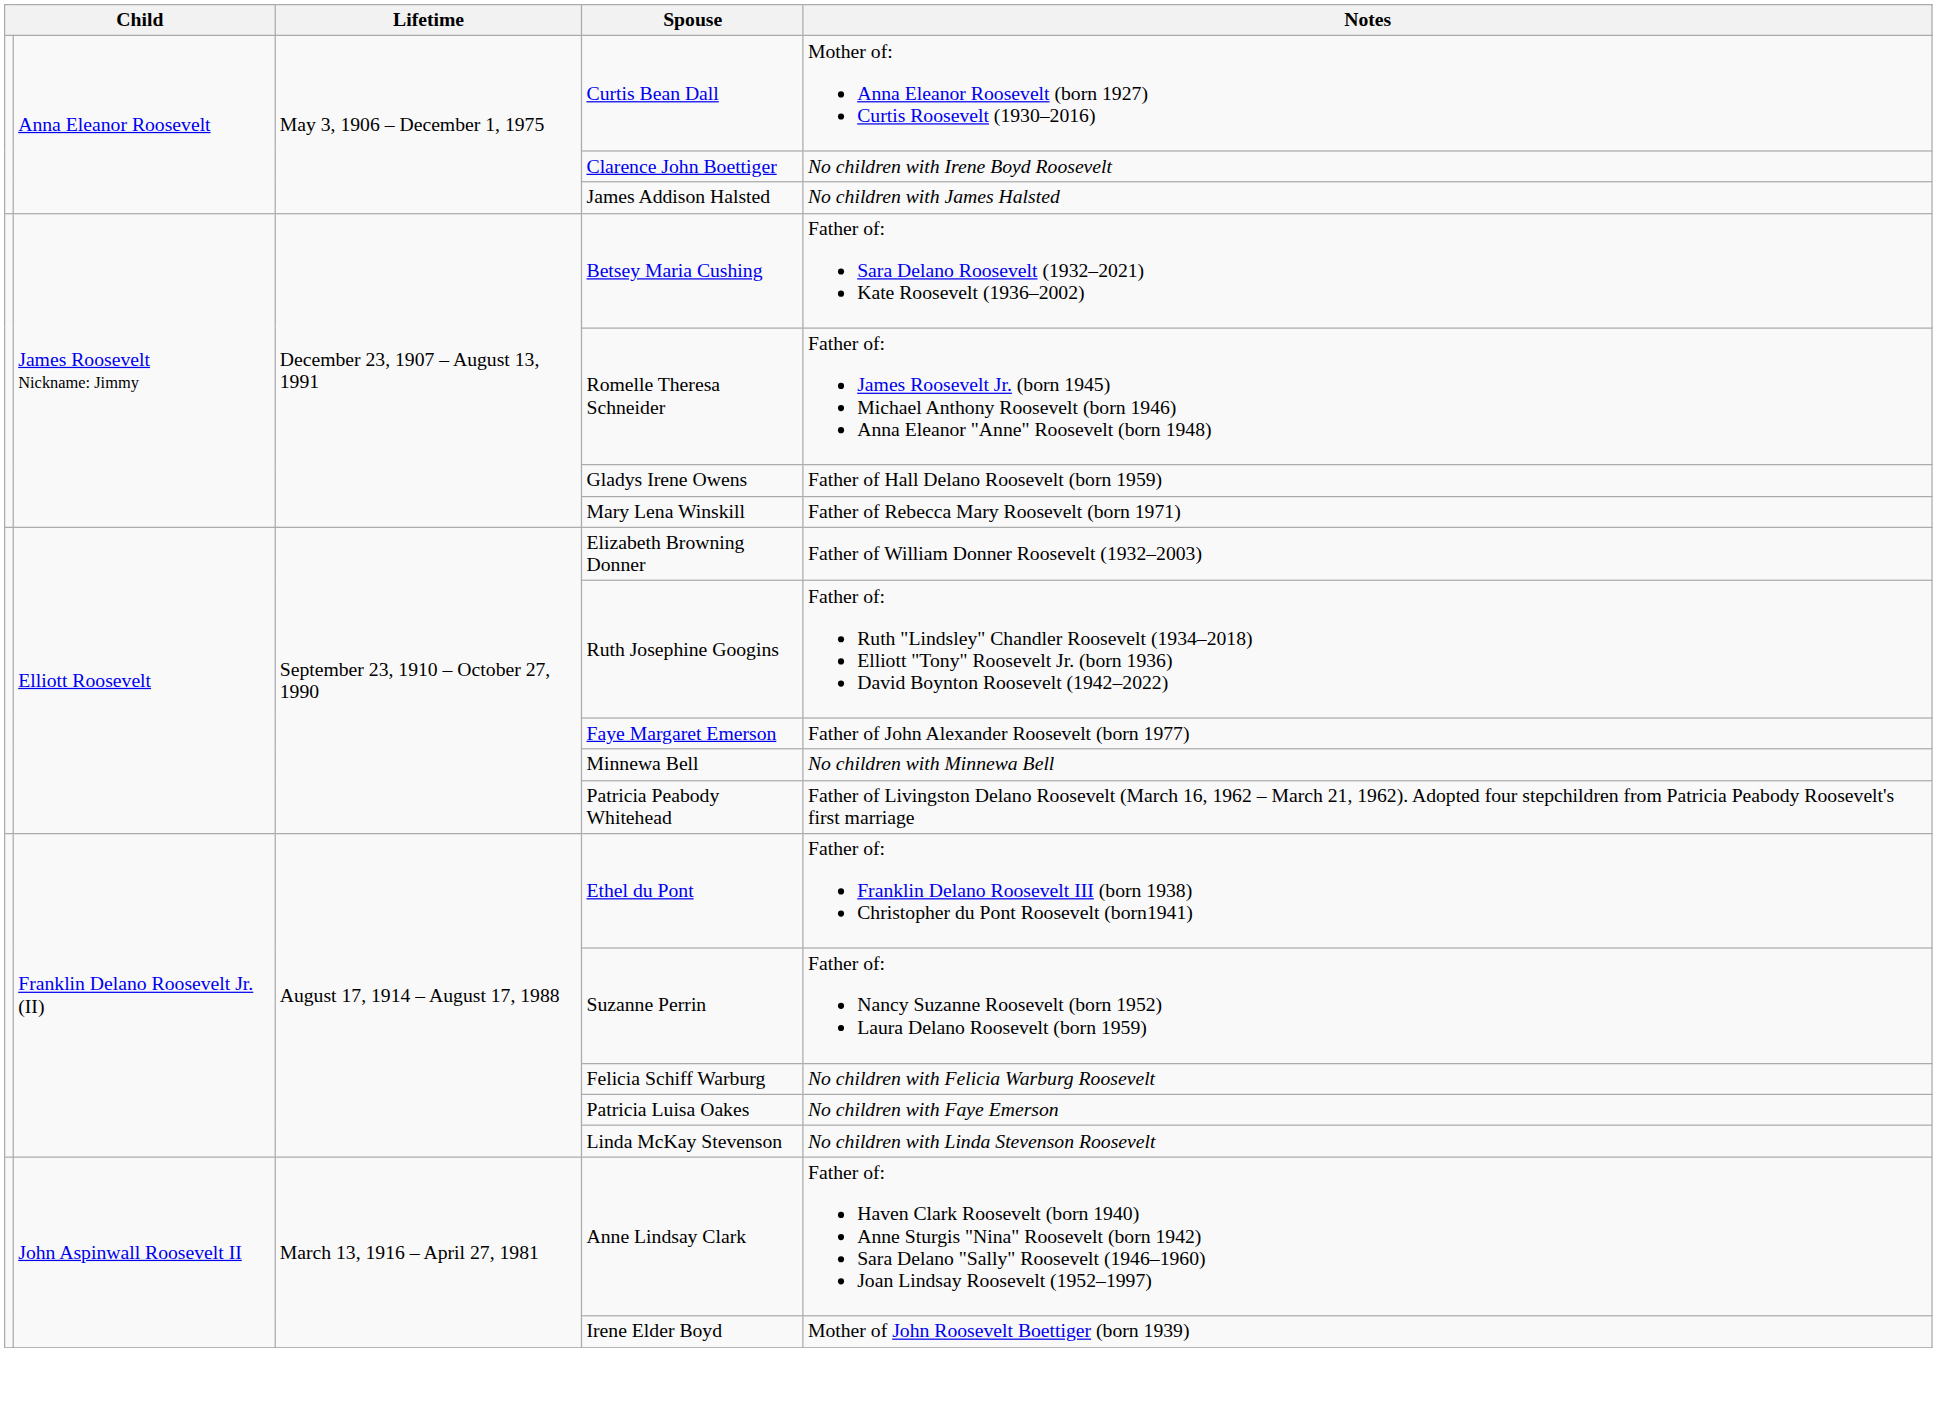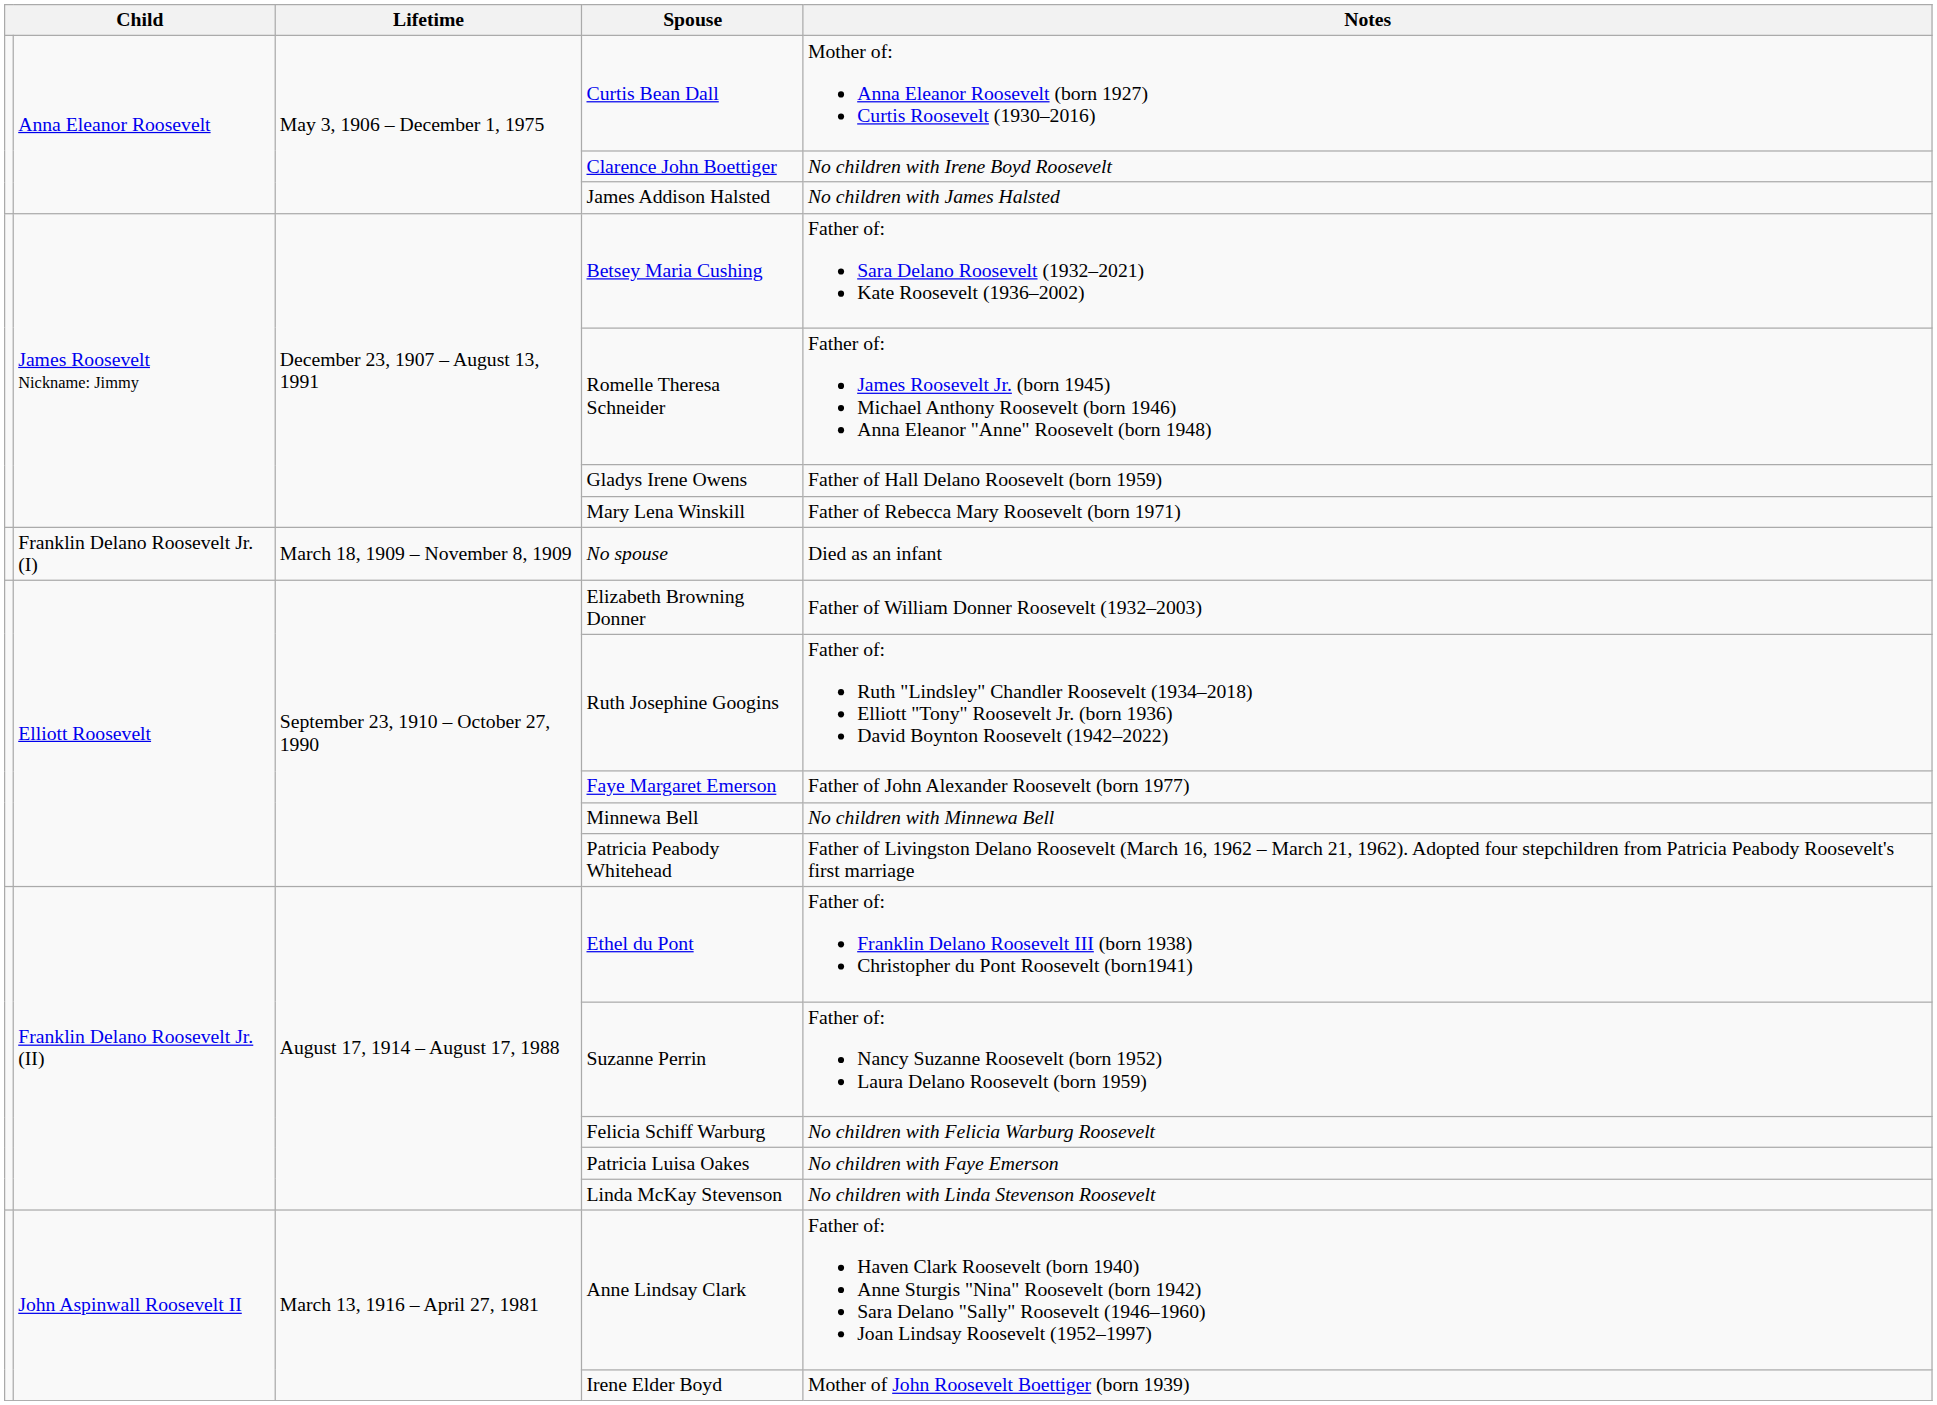+ row: (627, 553)
